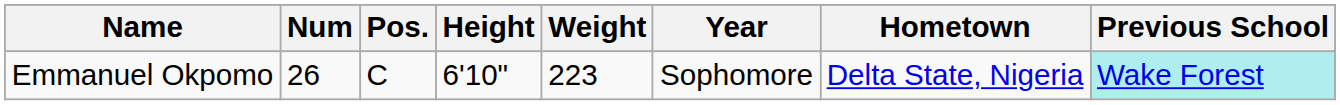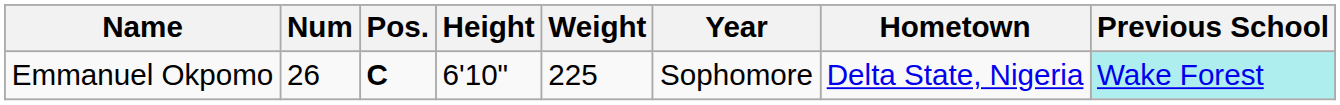(377, 74) normal -> (377, 74) bold
(573, 74) 223 -> (573, 74) 225
